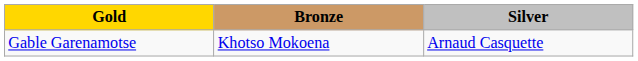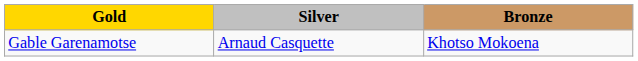columns swapped: (528, 17) <-> (319, 17)
